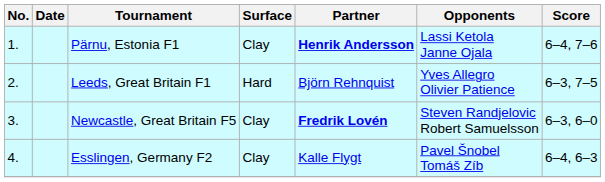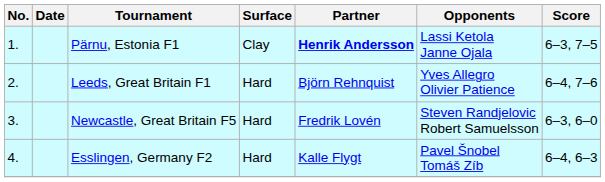(571, 44) 6–4, 7–6 -> (571, 44) 6–3, 7–5
(571, 82) 6–3, 7–5 -> (571, 82) 6–4, 7–6
(256, 119) Clay -> (257, 119) Hard
(343, 119) bold -> (339, 119) normal
(256, 157) Clay -> (257, 157) Hard
